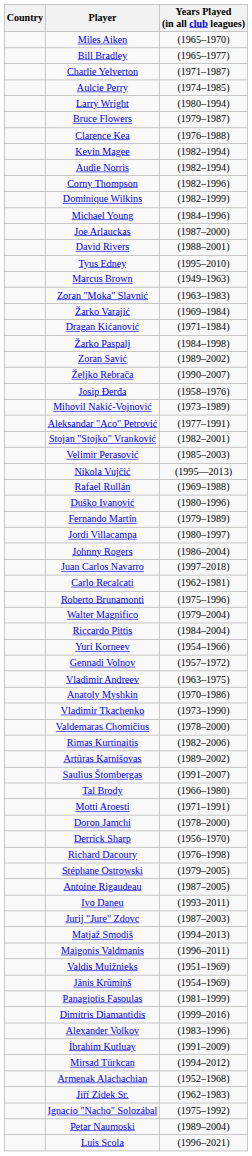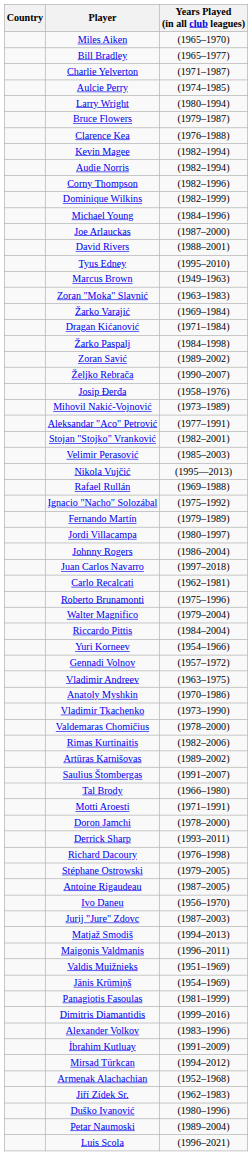rows swapped: (102, 1110) <-> (102, 503)
(203, 839) (1956–1970) -> (203, 839) (1993–2011)
(203, 903) (1993–2011) -> (203, 903) (1956–1970)
